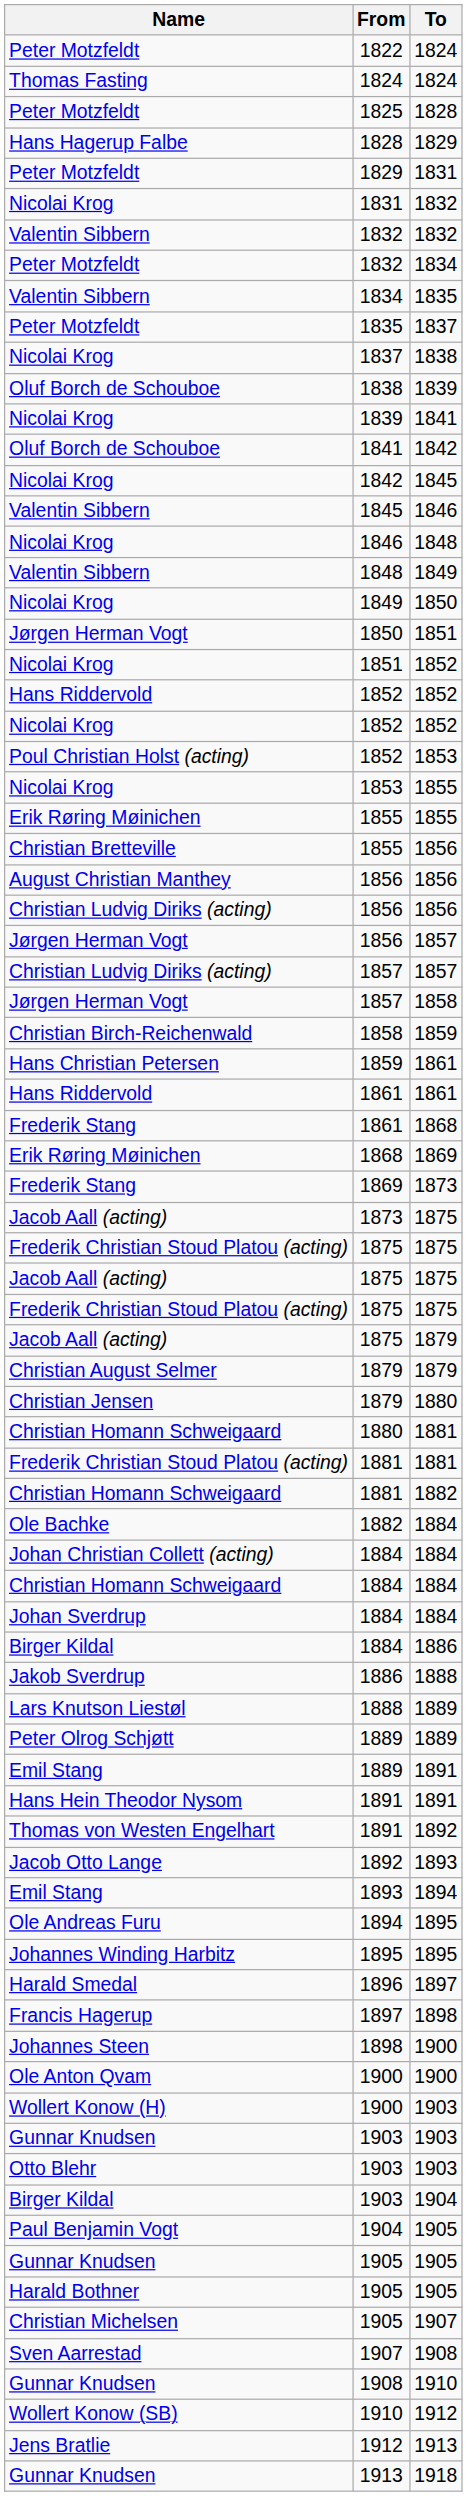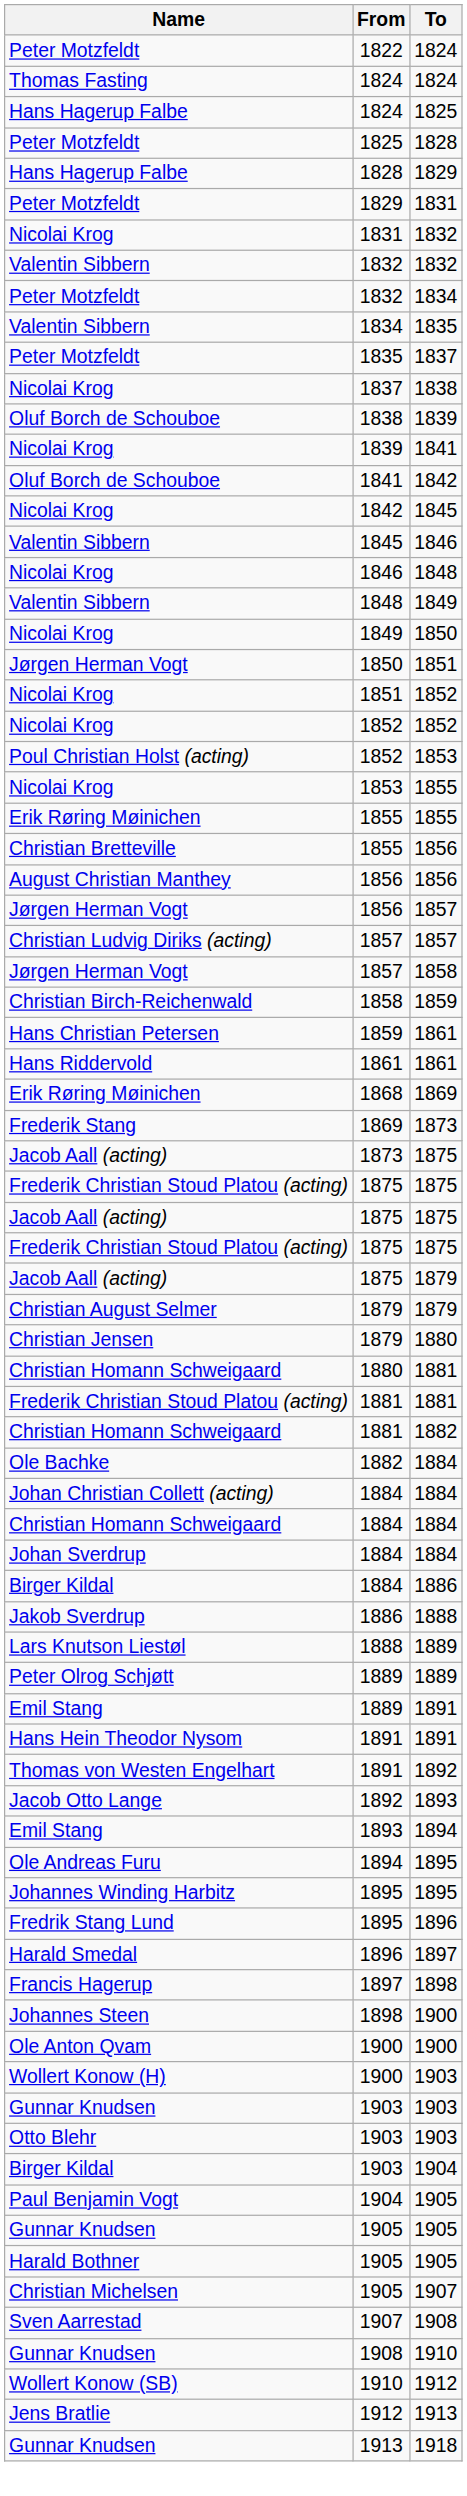+ row: (98, 111)
- row: (81, 695)
- row: (140, 910)
- row: (73, 1125)
+ row: (91, 1923)
